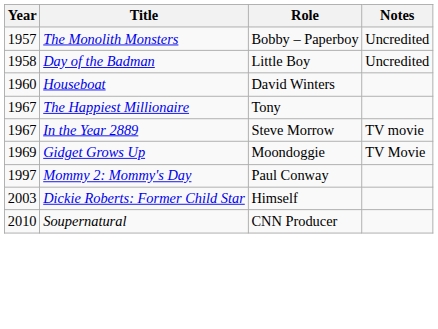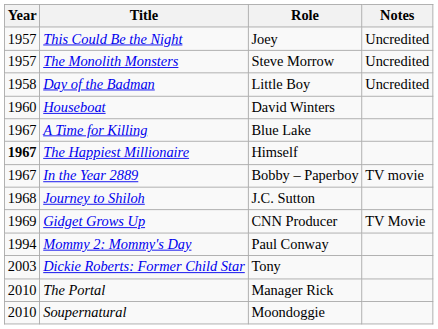+ row: (113, 38)
(305, 38) Bobby – Paperboy -> (293, 61) Steve Morrow
+ row: (95, 130)
(22, 107) normal -> (22, 152) bold
(266, 107) Tony -> (275, 152) Himself
(293, 130) Steve Morrow -> (305, 175) Bobby – Paperboy
+ row: (94, 198)
(288, 152) Moondoggie -> (294, 221) CNN Producer
(22, 175) 1997 -> (22, 244) 1994
(275, 198) Himself -> (266, 267) Tony
+ row: (74, 289)
(294, 221) CNN Producer -> (288, 312) Moondoggie
